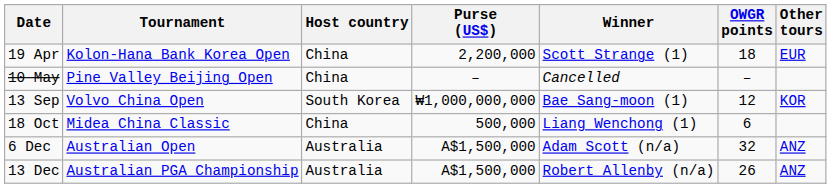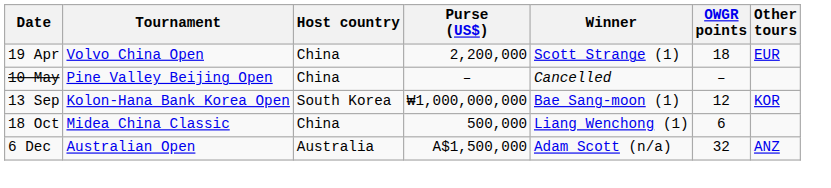(178, 56) Kolon-Hana Bank Korea Open -> (135, 56) Volvo China Open
(135, 102) Volvo China Open -> (178, 102) Kolon-Hana Bank Korea Open
- row: (34, 171)
